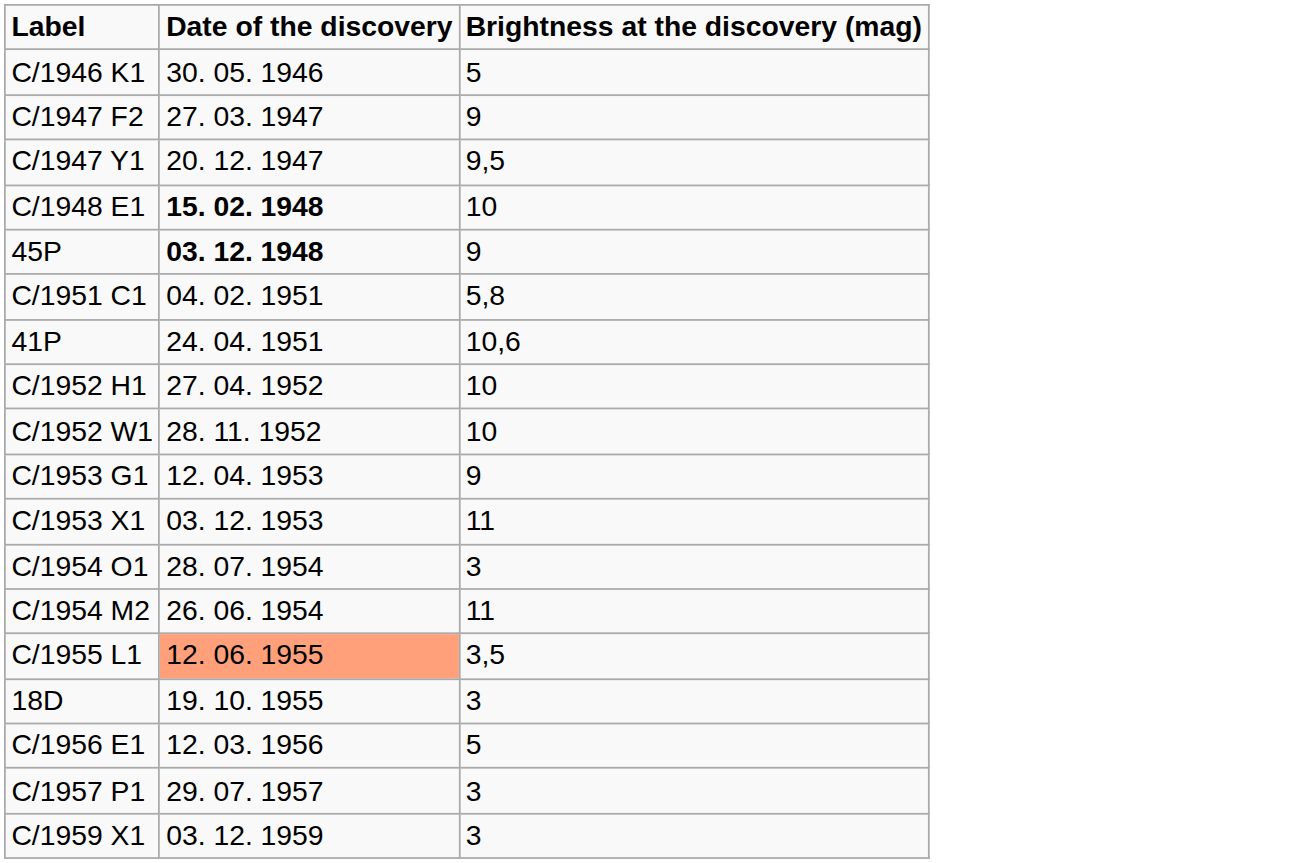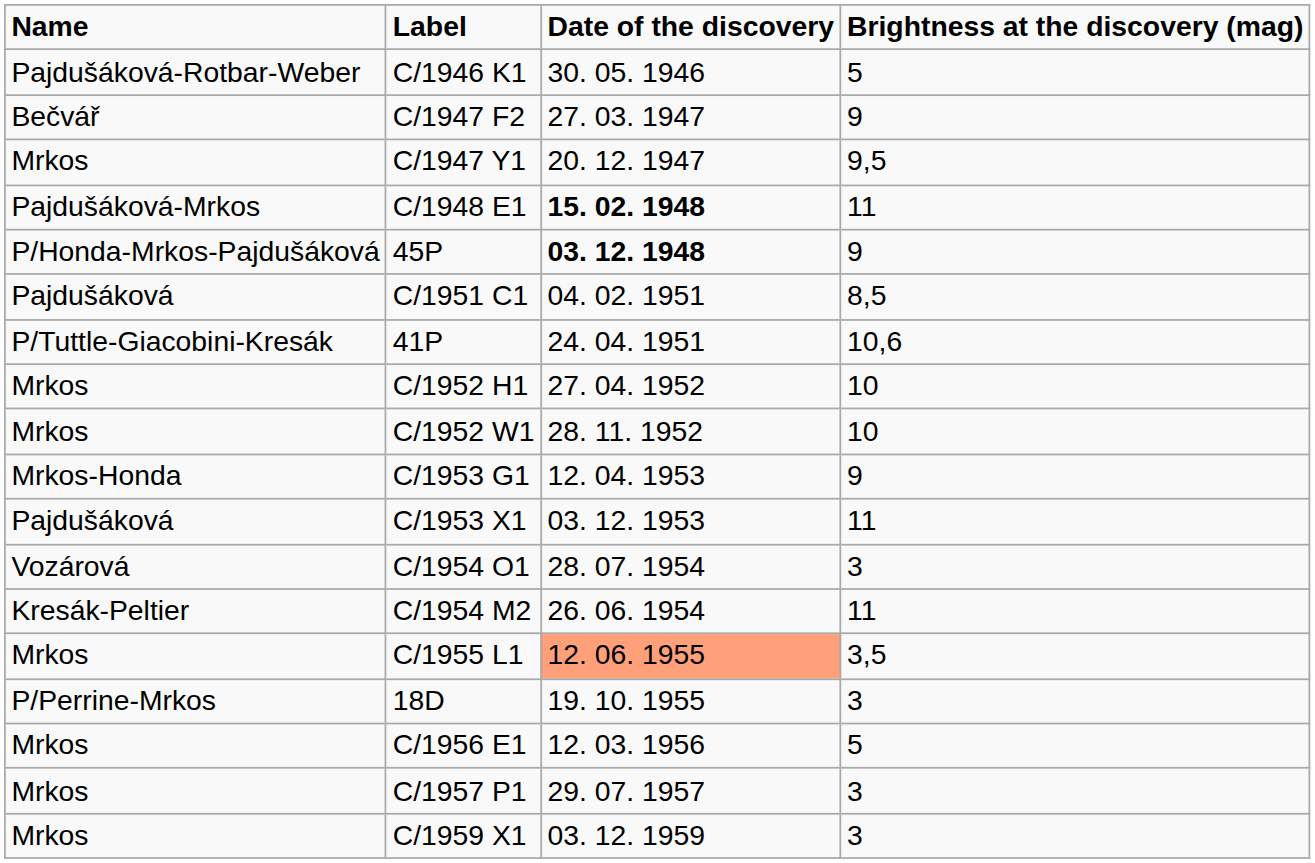+ column: (50, 26)
(481, 206) 10 -> (862, 206) 11
(485, 296) 5,8 -> (867, 296) 8,5
